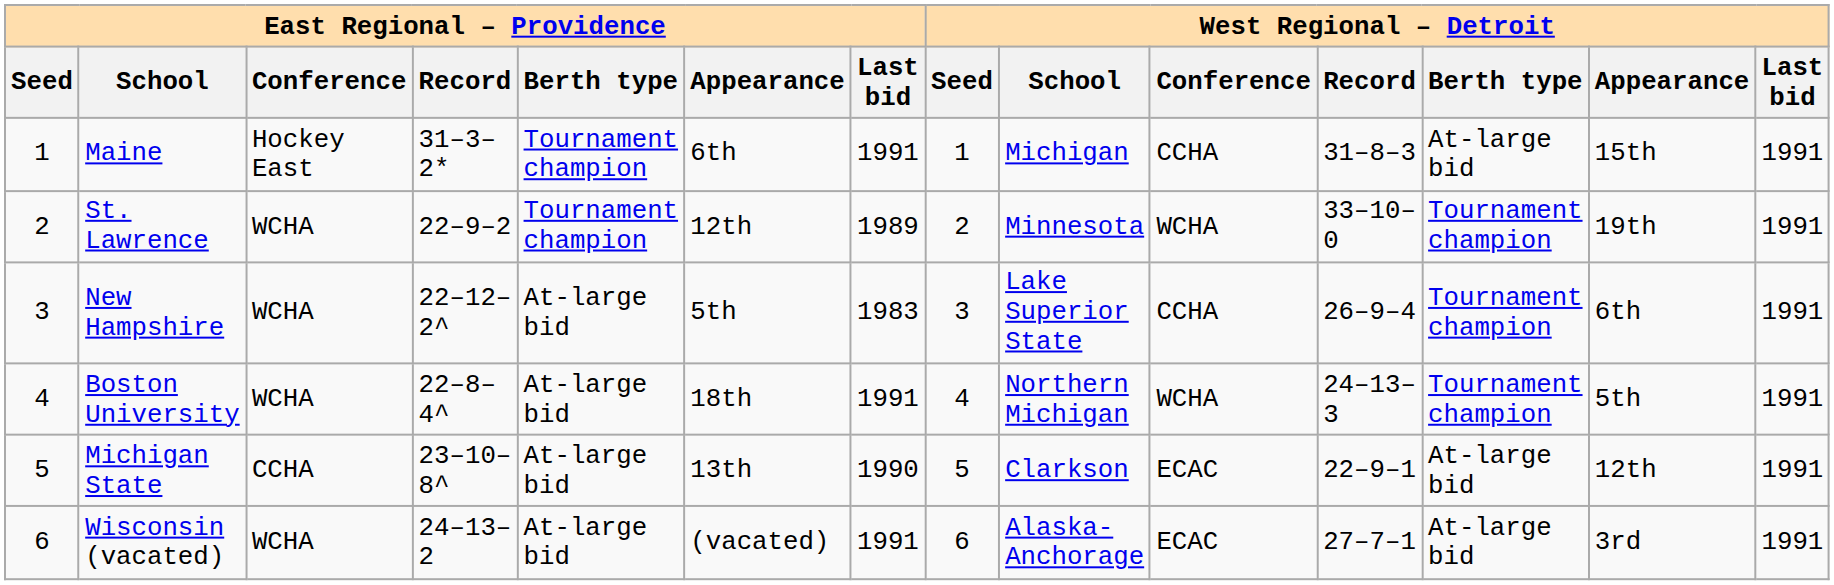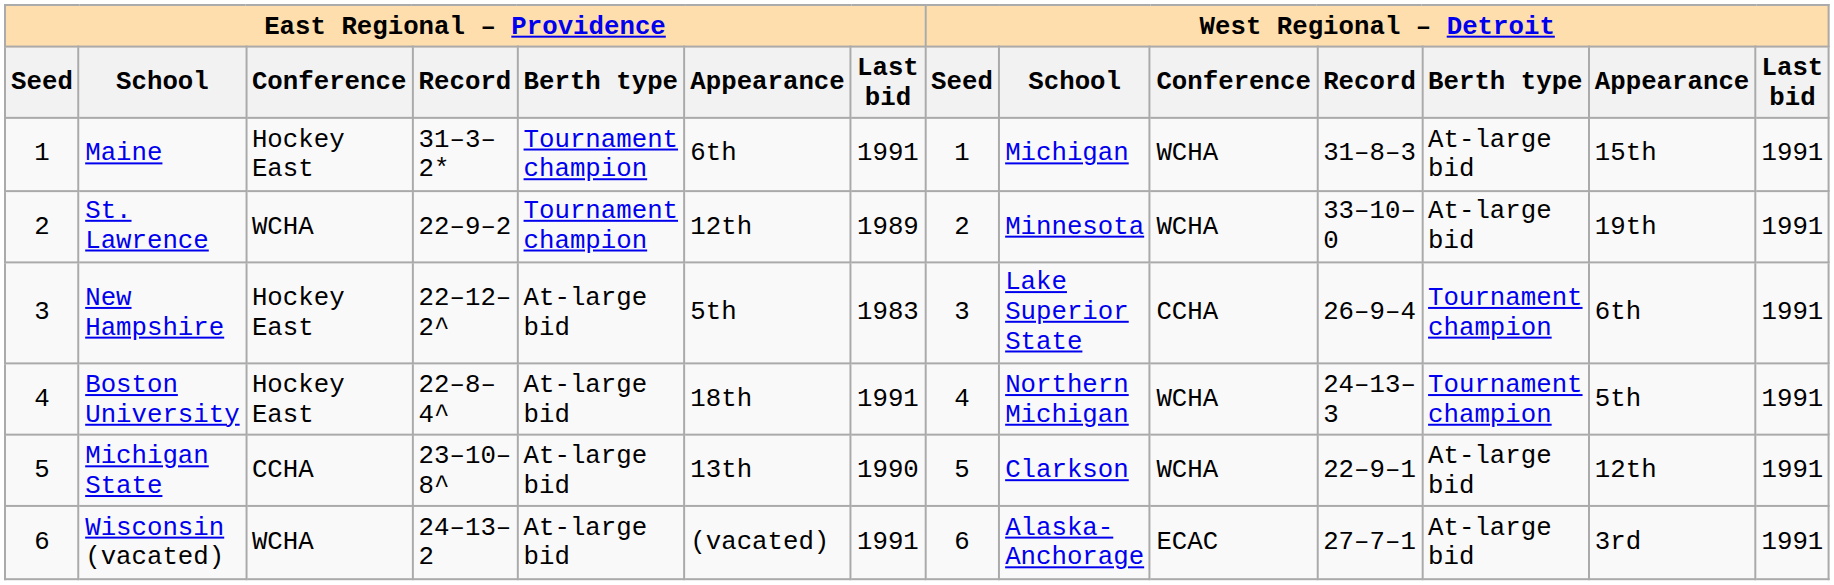(1187, 154) CCHA -> (1187, 154) WCHA
(1505, 226) Tournament champion -> (1490, 226) At-large bid
(283, 313) WCHA -> (298, 313) Hockey East
(283, 399) WCHA -> (298, 399) Hockey East
(1187, 471) ECAC -> (1187, 471) WCHA
